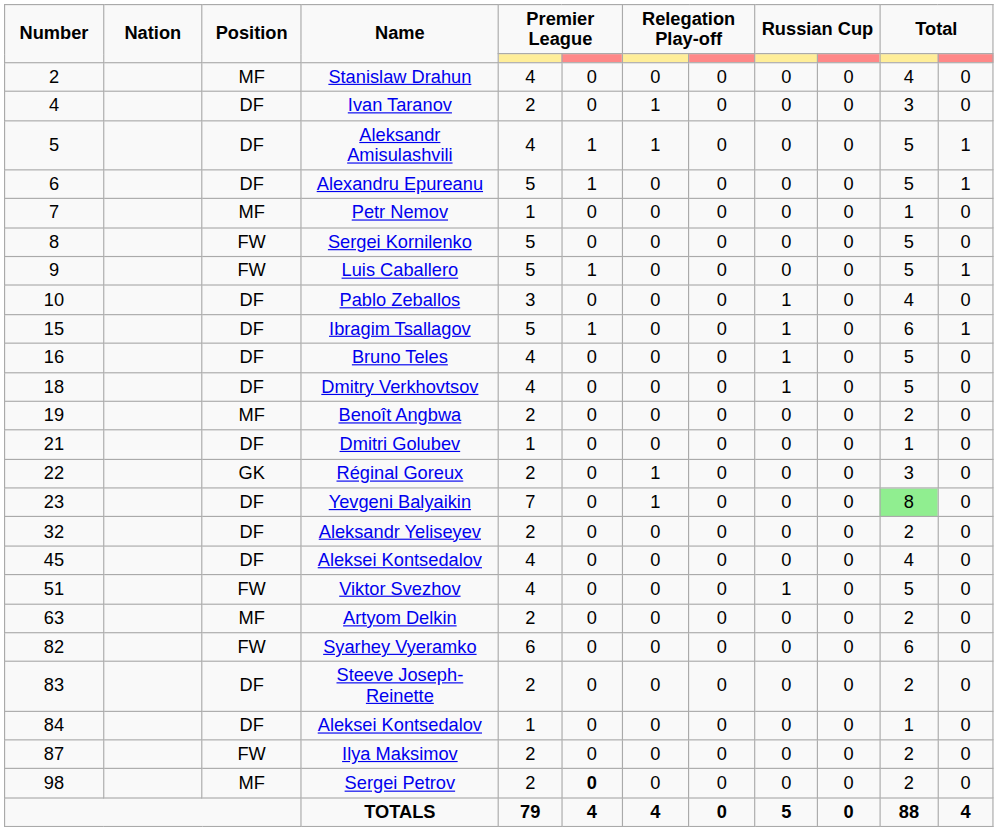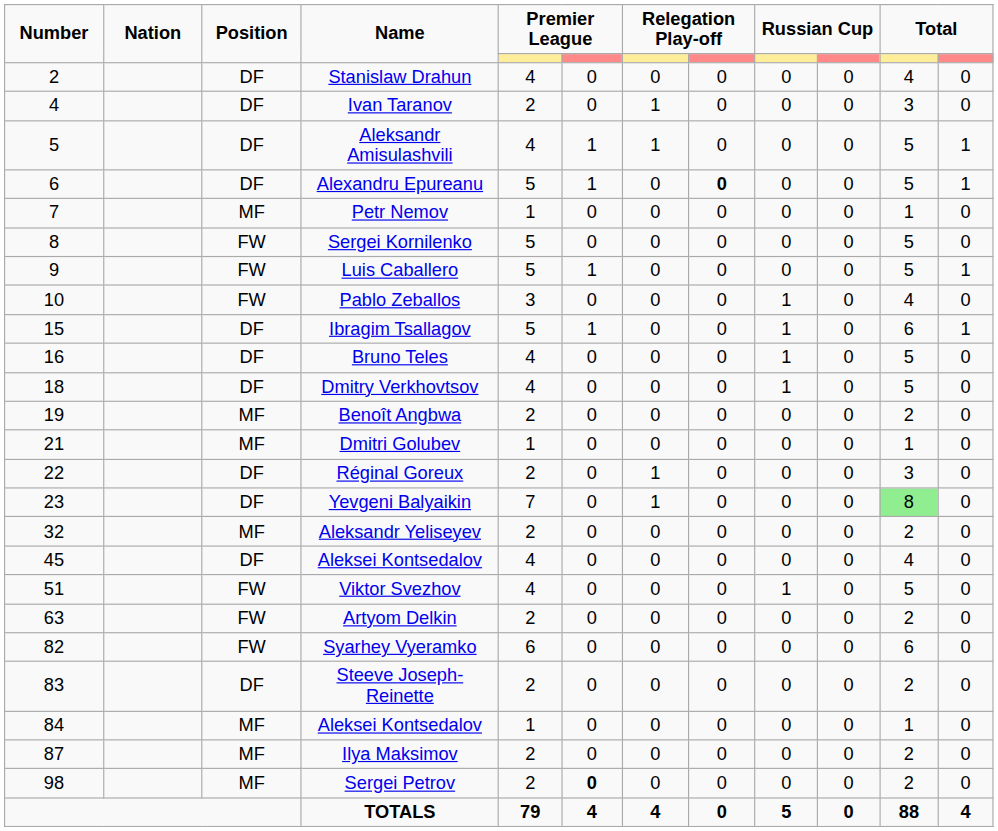(252, 76) MF -> (252, 76) DF
(722, 184) normal -> (722, 184) bold
(252, 299) DF -> (252, 299) FW
(252, 444) DF -> (252, 444) MF
(252, 473) GK -> (252, 473) DF
(252, 531) DF -> (252, 531) MF
(252, 618) MF -> (252, 618) FW
(252, 725) DF -> (252, 725) MF
(252, 754) FW -> (252, 754) MF
